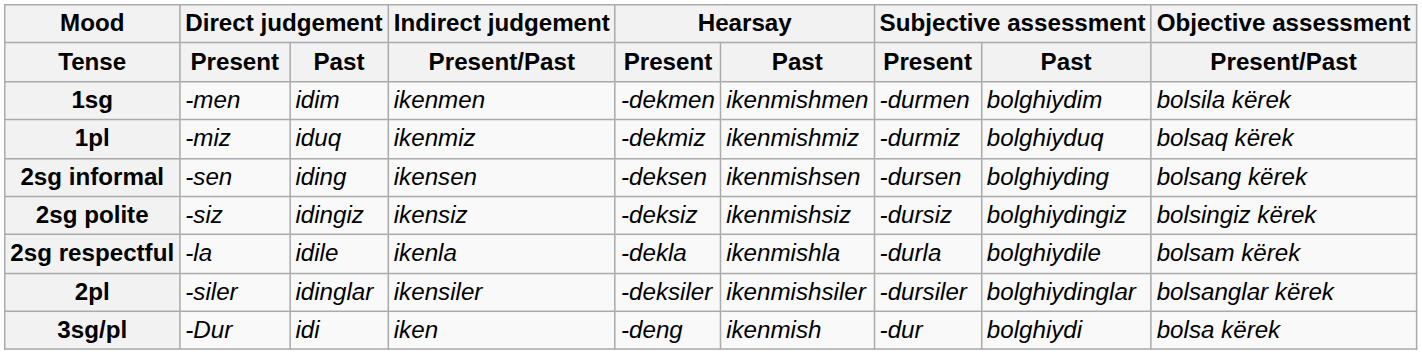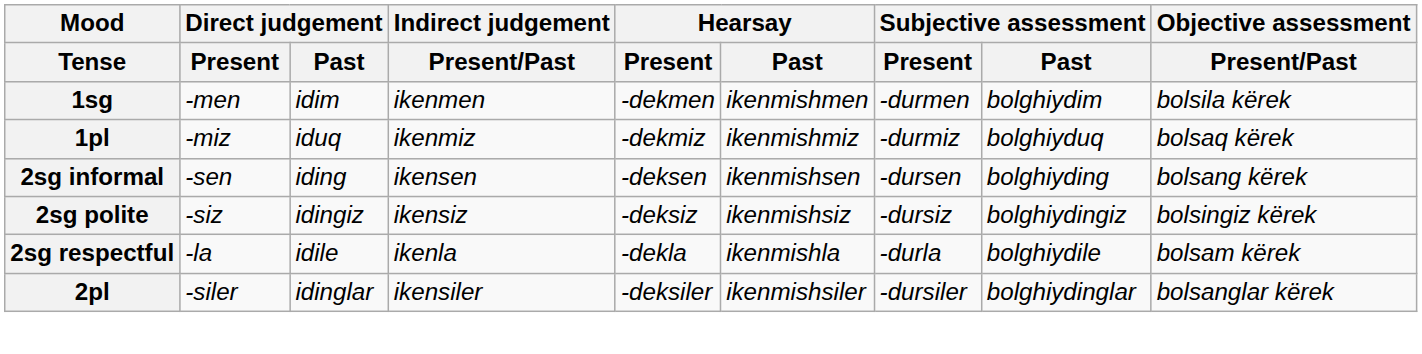- row: (92, 330)
